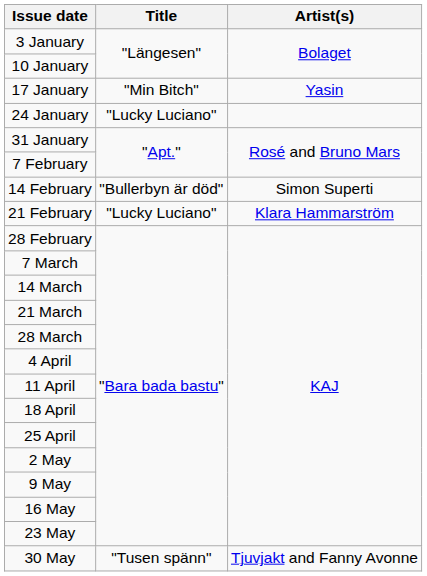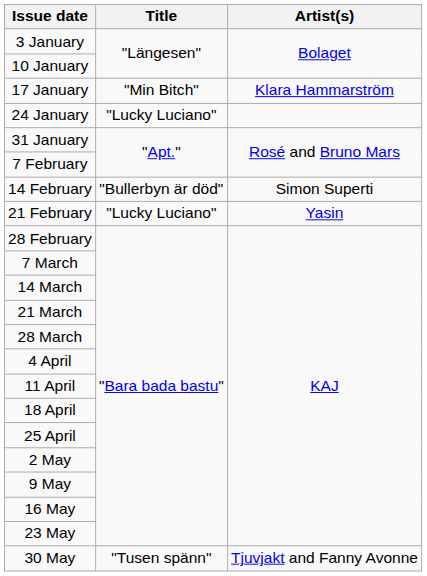(324, 90) Yasin -> (324, 90) Klara Hammarström
(324, 213) Klara Hammarström -> (324, 213) Yasin
